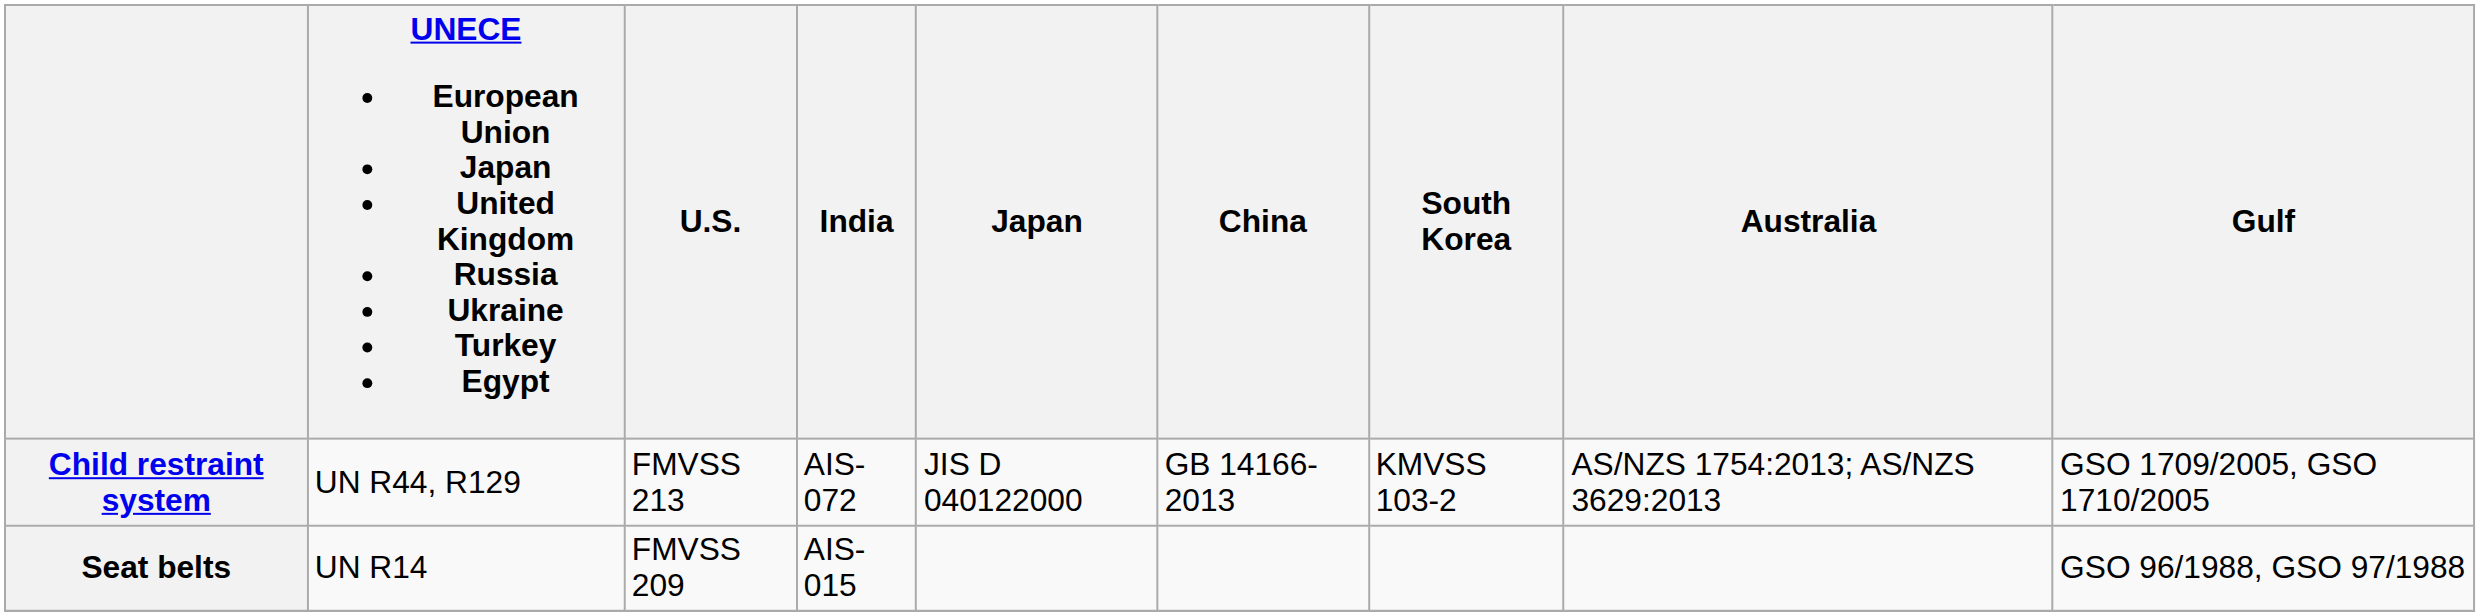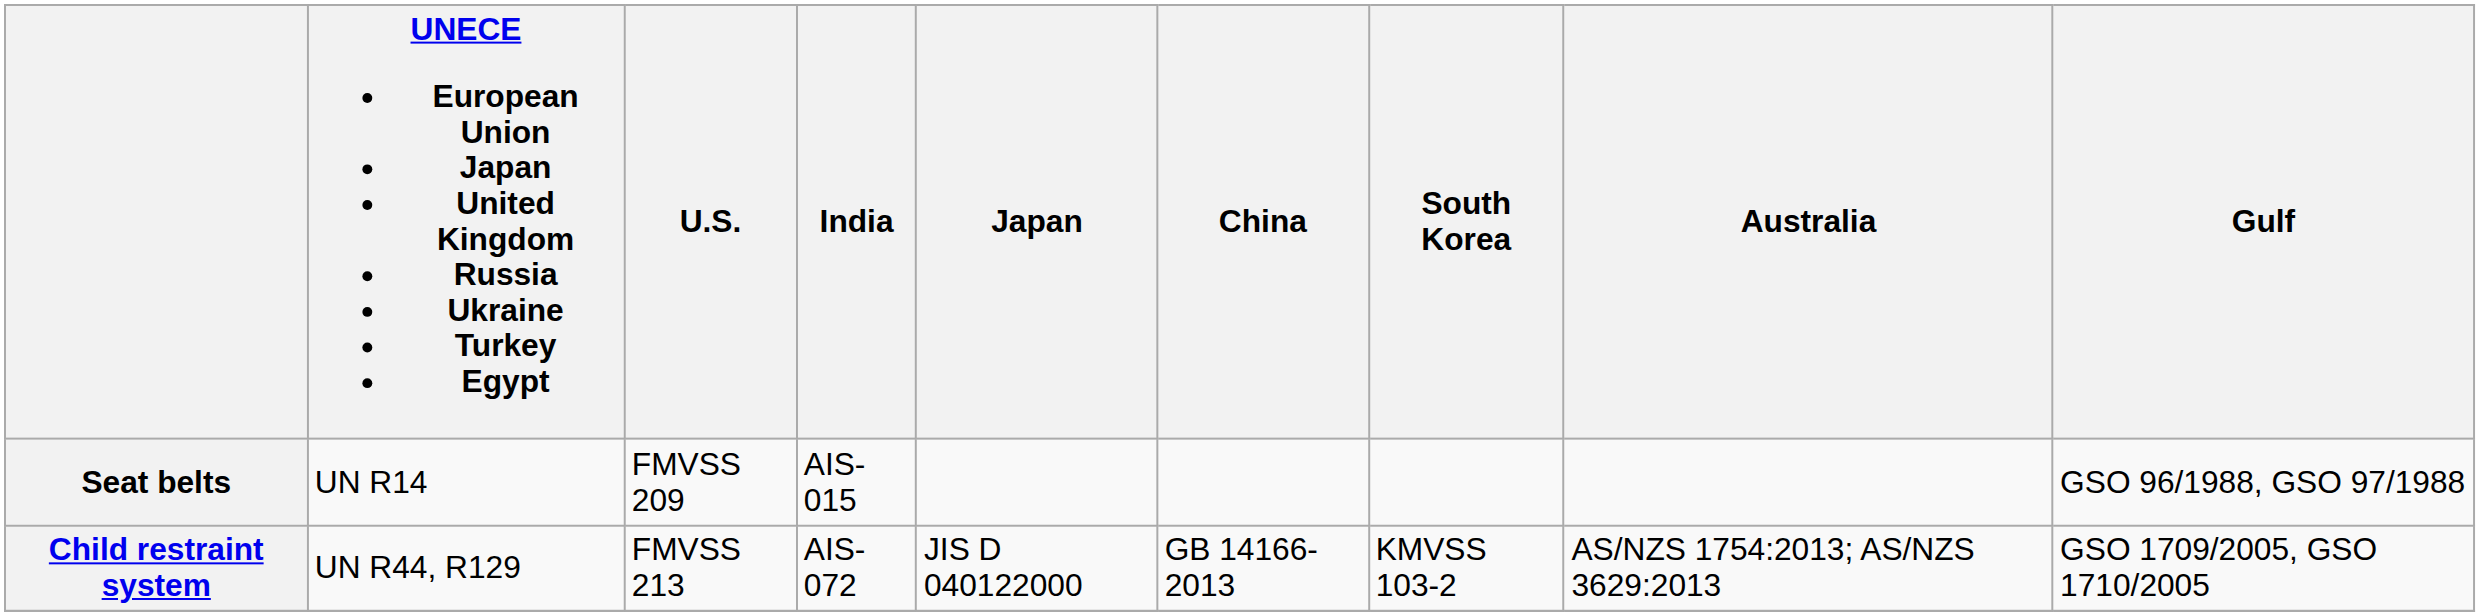rows swapped: (156, 567) <-> (156, 481)
